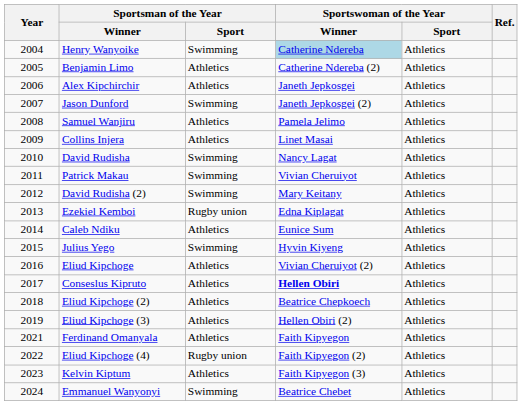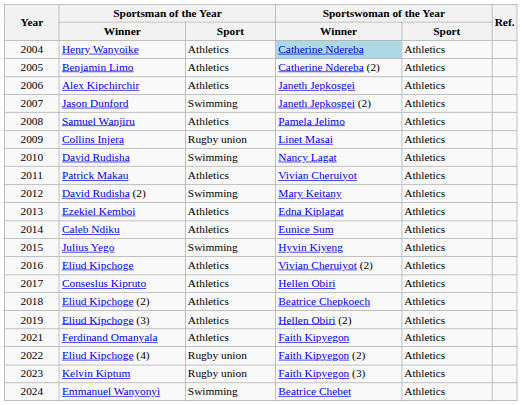(213, 49) Swimming -> (208, 49) Athletics
(208, 139) Athletics -> (217, 139) Rugby union
(213, 175) Swimming -> (208, 175) Athletics
(217, 211) Rugby union -> (208, 211) Athletics
(309, 283) bold -> (307, 283) normal
(208, 373) Athletics -> (217, 373) Rugby union
